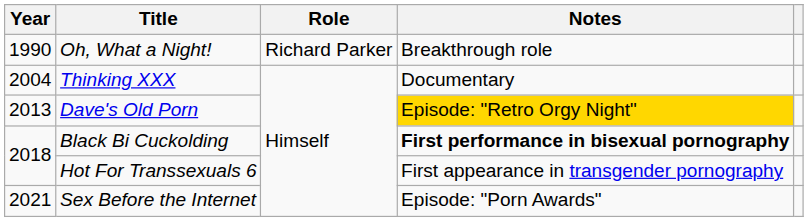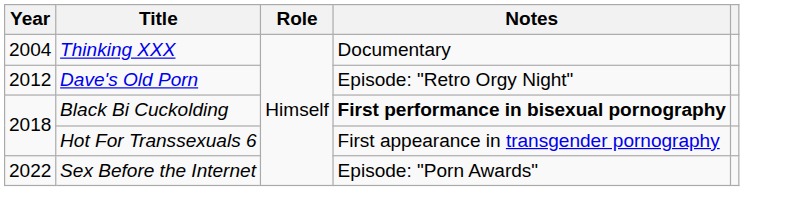- row: (136, 49)
(30, 110) 2013 -> (30, 79) 2012
(519, 110) gold background -> (455, 79) no background
(30, 200) 2021 -> (30, 170) 2022
